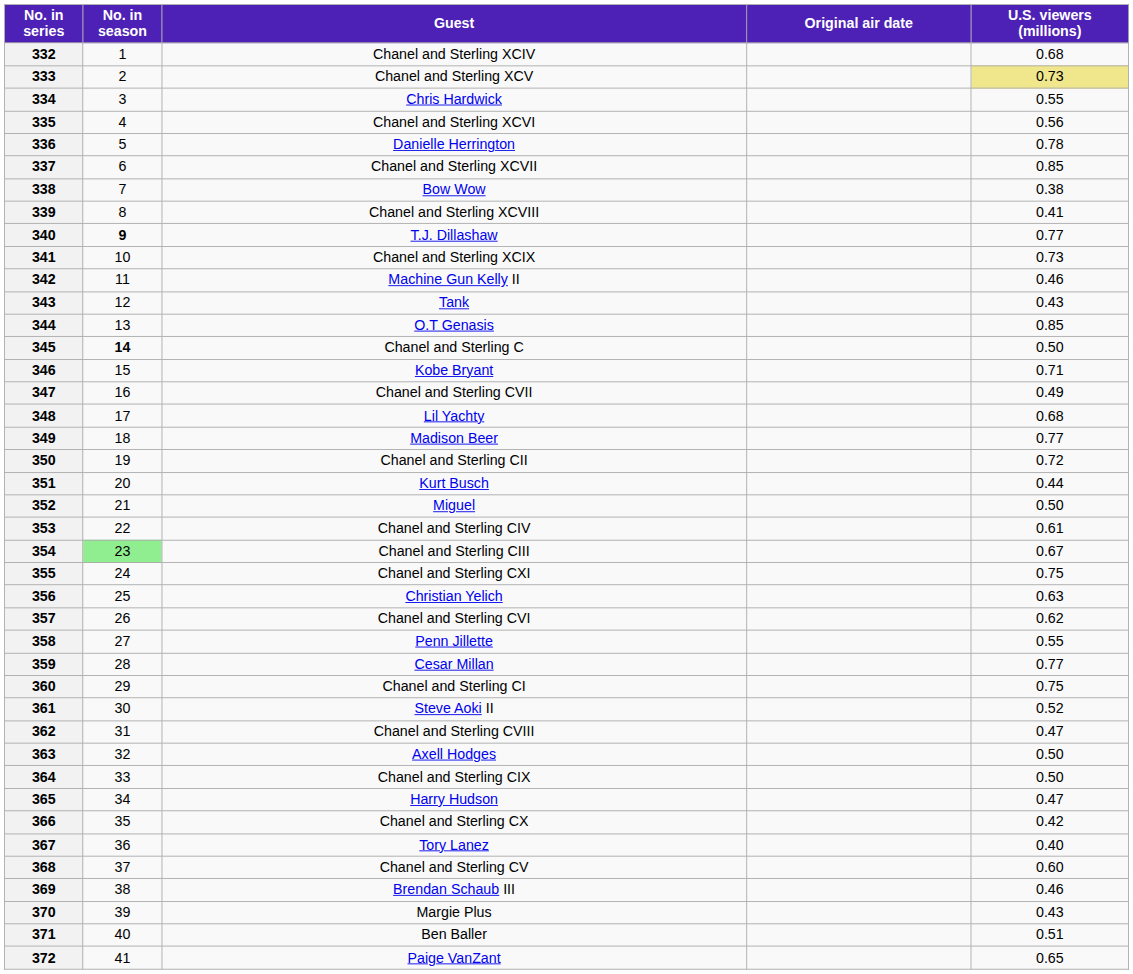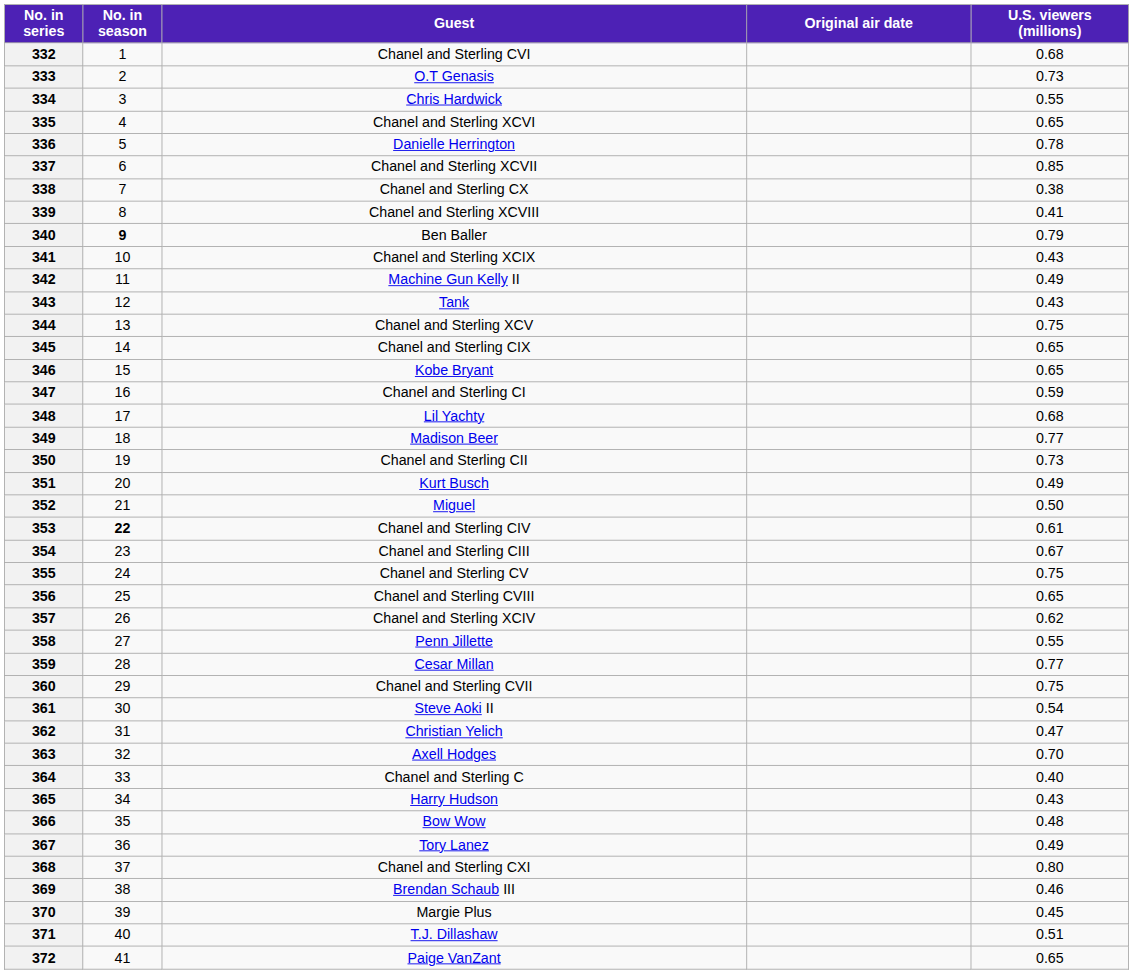(454, 54) Chanel and Sterling XCIV -> (454, 54) Chanel and Sterling CVI
(454, 76) Chanel and Sterling XCV -> (454, 76) O.T Genasis
(1050, 76) khaki background -> (1050, 76) no background
(1050, 122) 0.56 -> (1050, 122) 0.65
(454, 189) Bow Wow -> (454, 189) Chanel and Sterling CX
(454, 235) T.J. Dillashaw -> (454, 235) Ben Baller
(1050, 235) 0.77 -> (1050, 235) 0.79
(1050, 257) 0.73 -> (1050, 257) 0.43
(1050, 280) 0.46 -> (1050, 280) 0.49
(454, 325) O.T Genasis -> (454, 325) Chanel and Sterling XCV
(1050, 325) 0.85 -> (1050, 325) 0.75
(122, 347) bold -> (122, 347) normal
(454, 347) Chanel and Sterling C -> (454, 347) Chanel and Sterling CIX
(1050, 347) 0.50 -> (1050, 347) 0.65
(1050, 370) 0.71 -> (1050, 370) 0.65
(454, 393) Chanel and Sterling CVII -> (454, 393) Chanel and Sterling CI
(1050, 393) 0.49 -> (1050, 393) 0.59
(1050, 460) 0.72 -> (1050, 460) 0.73
(1050, 483) 0.44 -> (1050, 483) 0.49
(122, 528) normal -> (122, 528) bold
(122, 551) lightgreen background -> (122, 551) no background
(454, 573) Chanel and Sterling CXI -> (454, 573) Chanel and Sterling CV
(454, 596) Christian Yelich -> (454, 596) Chanel and Sterling CVIII
(1050, 596) 0.63 -> (1050, 596) 0.65
(454, 618) Chanel and Sterling CVI -> (454, 618) Chanel and Sterling XCIV
(454, 686) Chanel and Sterling CI -> (454, 686) Chanel and Sterling CVII
(1050, 709) 0.52 -> (1050, 709) 0.54
(454, 731) Chanel and Sterling CVIII -> (454, 731) Christian Yelich
(1050, 754) 0.50 -> (1050, 754) 0.70
(454, 777) Chanel and Sterling CIX -> (454, 777) Chanel and Sterling C
(1050, 777) 0.50 -> (1050, 777) 0.40
(1050, 799) 0.47 -> (1050, 799) 0.43
(454, 822) Chanel and Sterling CX -> (454, 822) Bow Wow
(1050, 822) 0.42 -> (1050, 822) 0.48
(1050, 844) 0.40 -> (1050, 844) 0.49
(454, 867) Chanel and Sterling CV -> (454, 867) Chanel and Sterling CXI
(1050, 867) 0.60 -> (1050, 867) 0.80
(1050, 912) 0.43 -> (1050, 912) 0.45
(454, 935) Ben Baller -> (454, 935) T.J. Dillashaw
